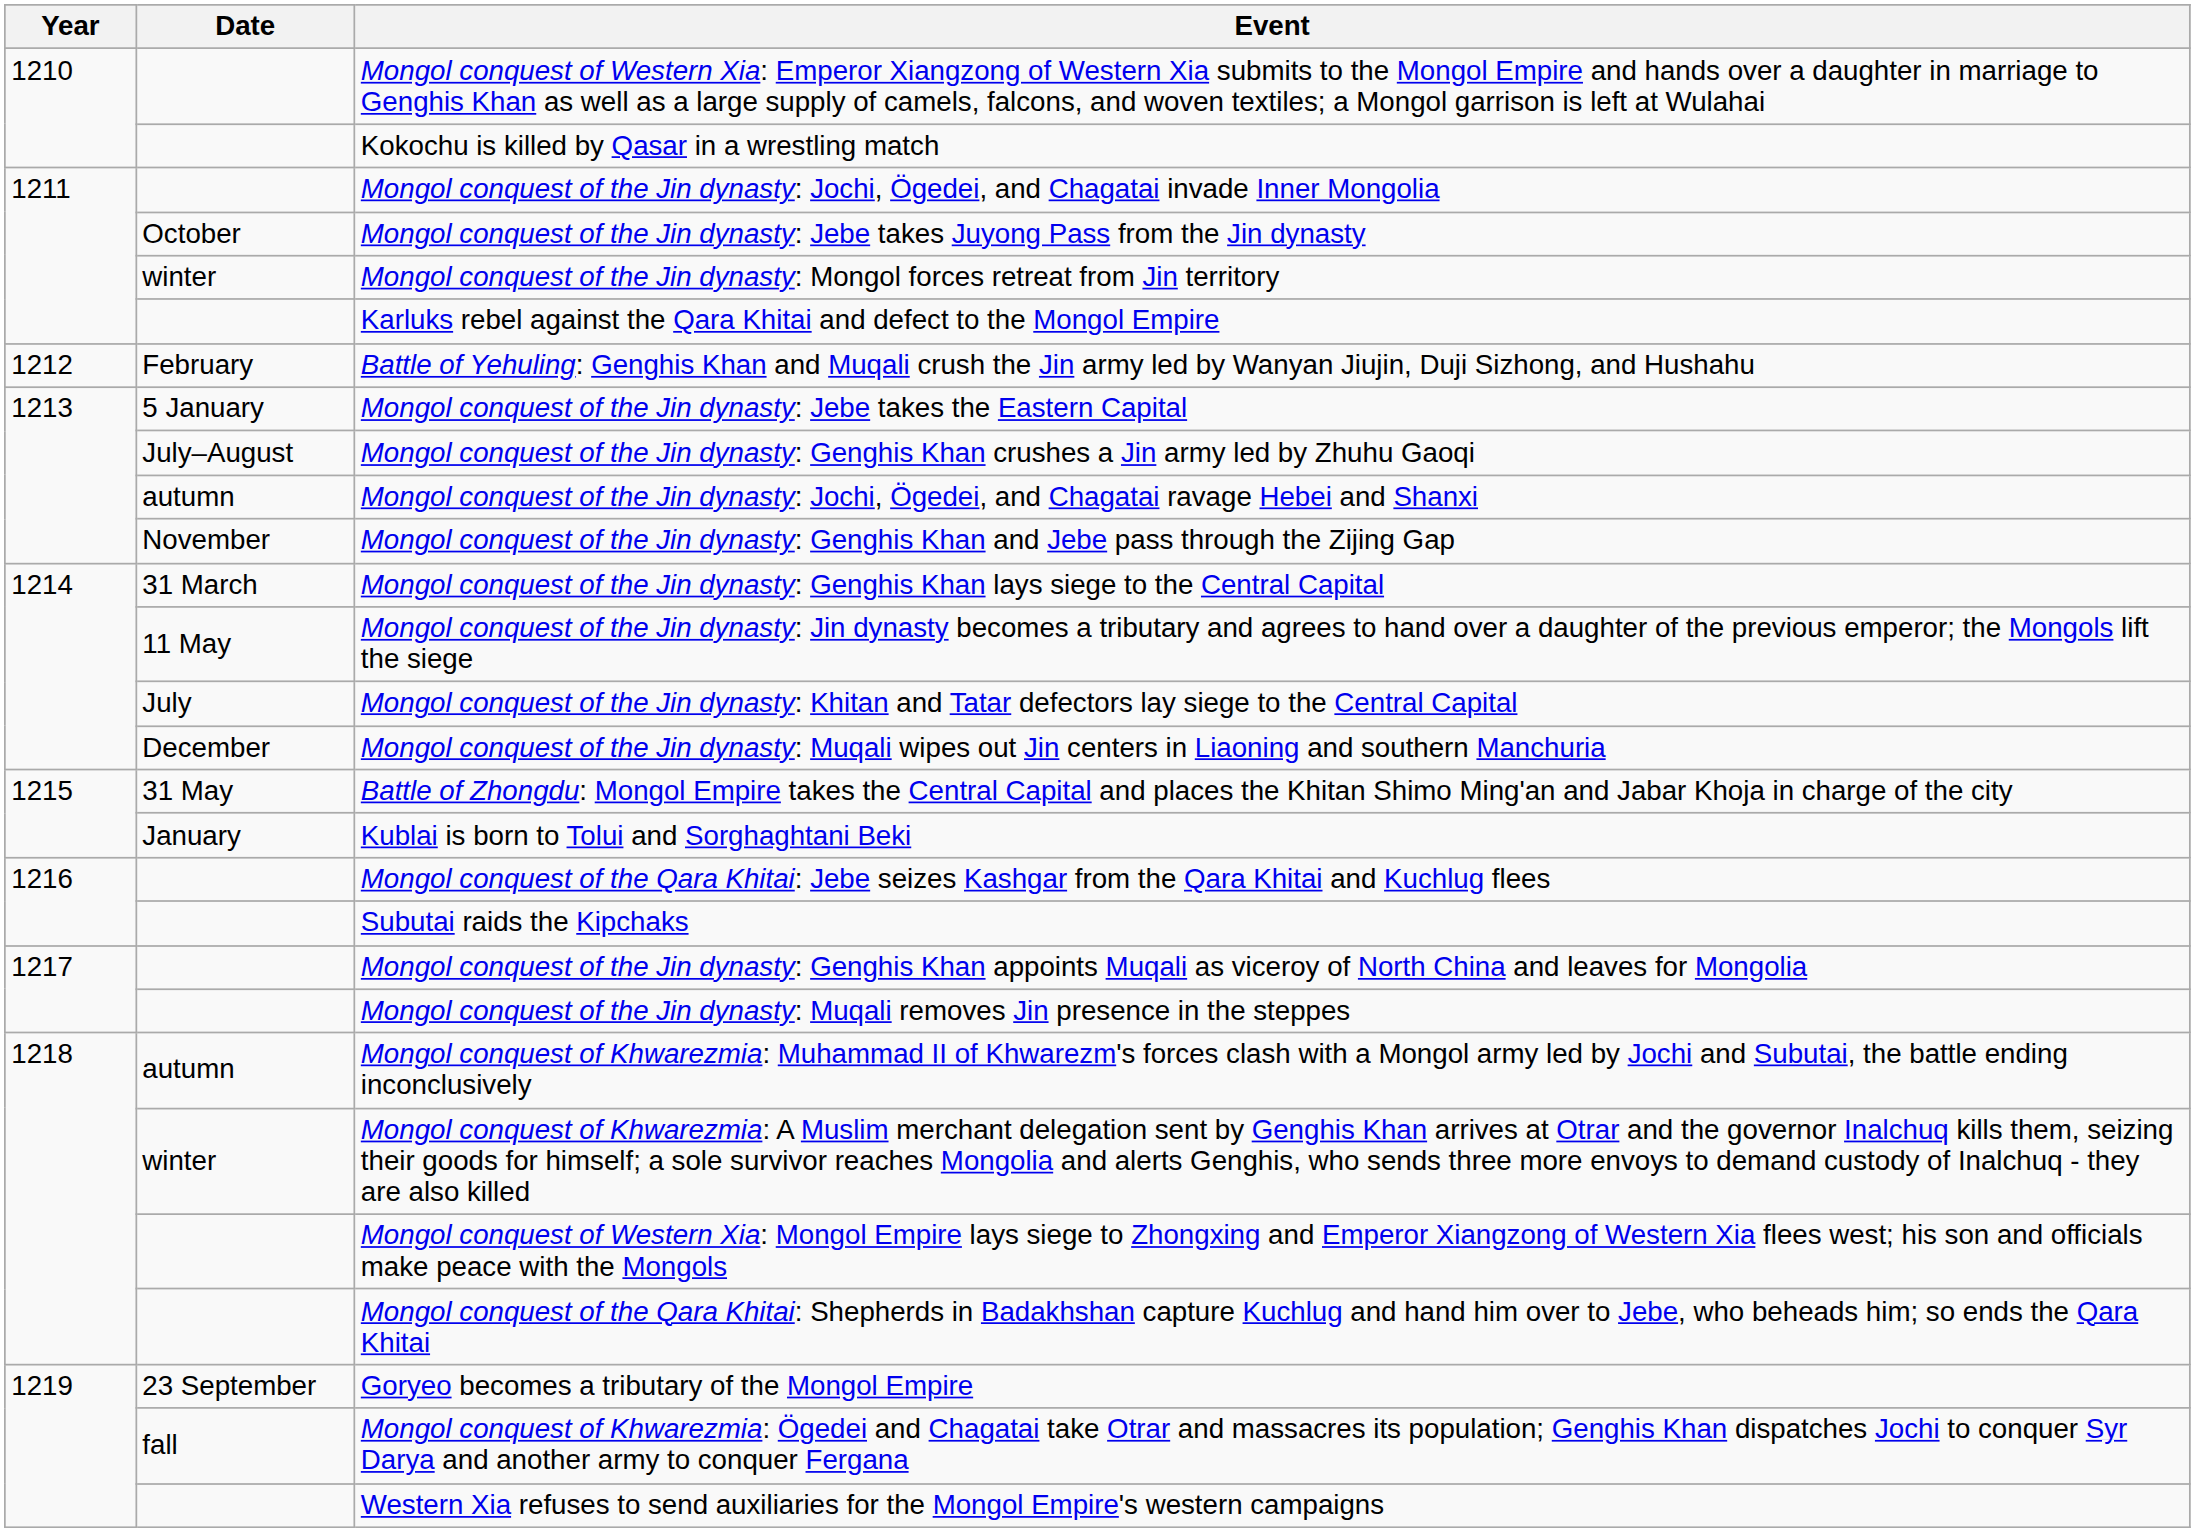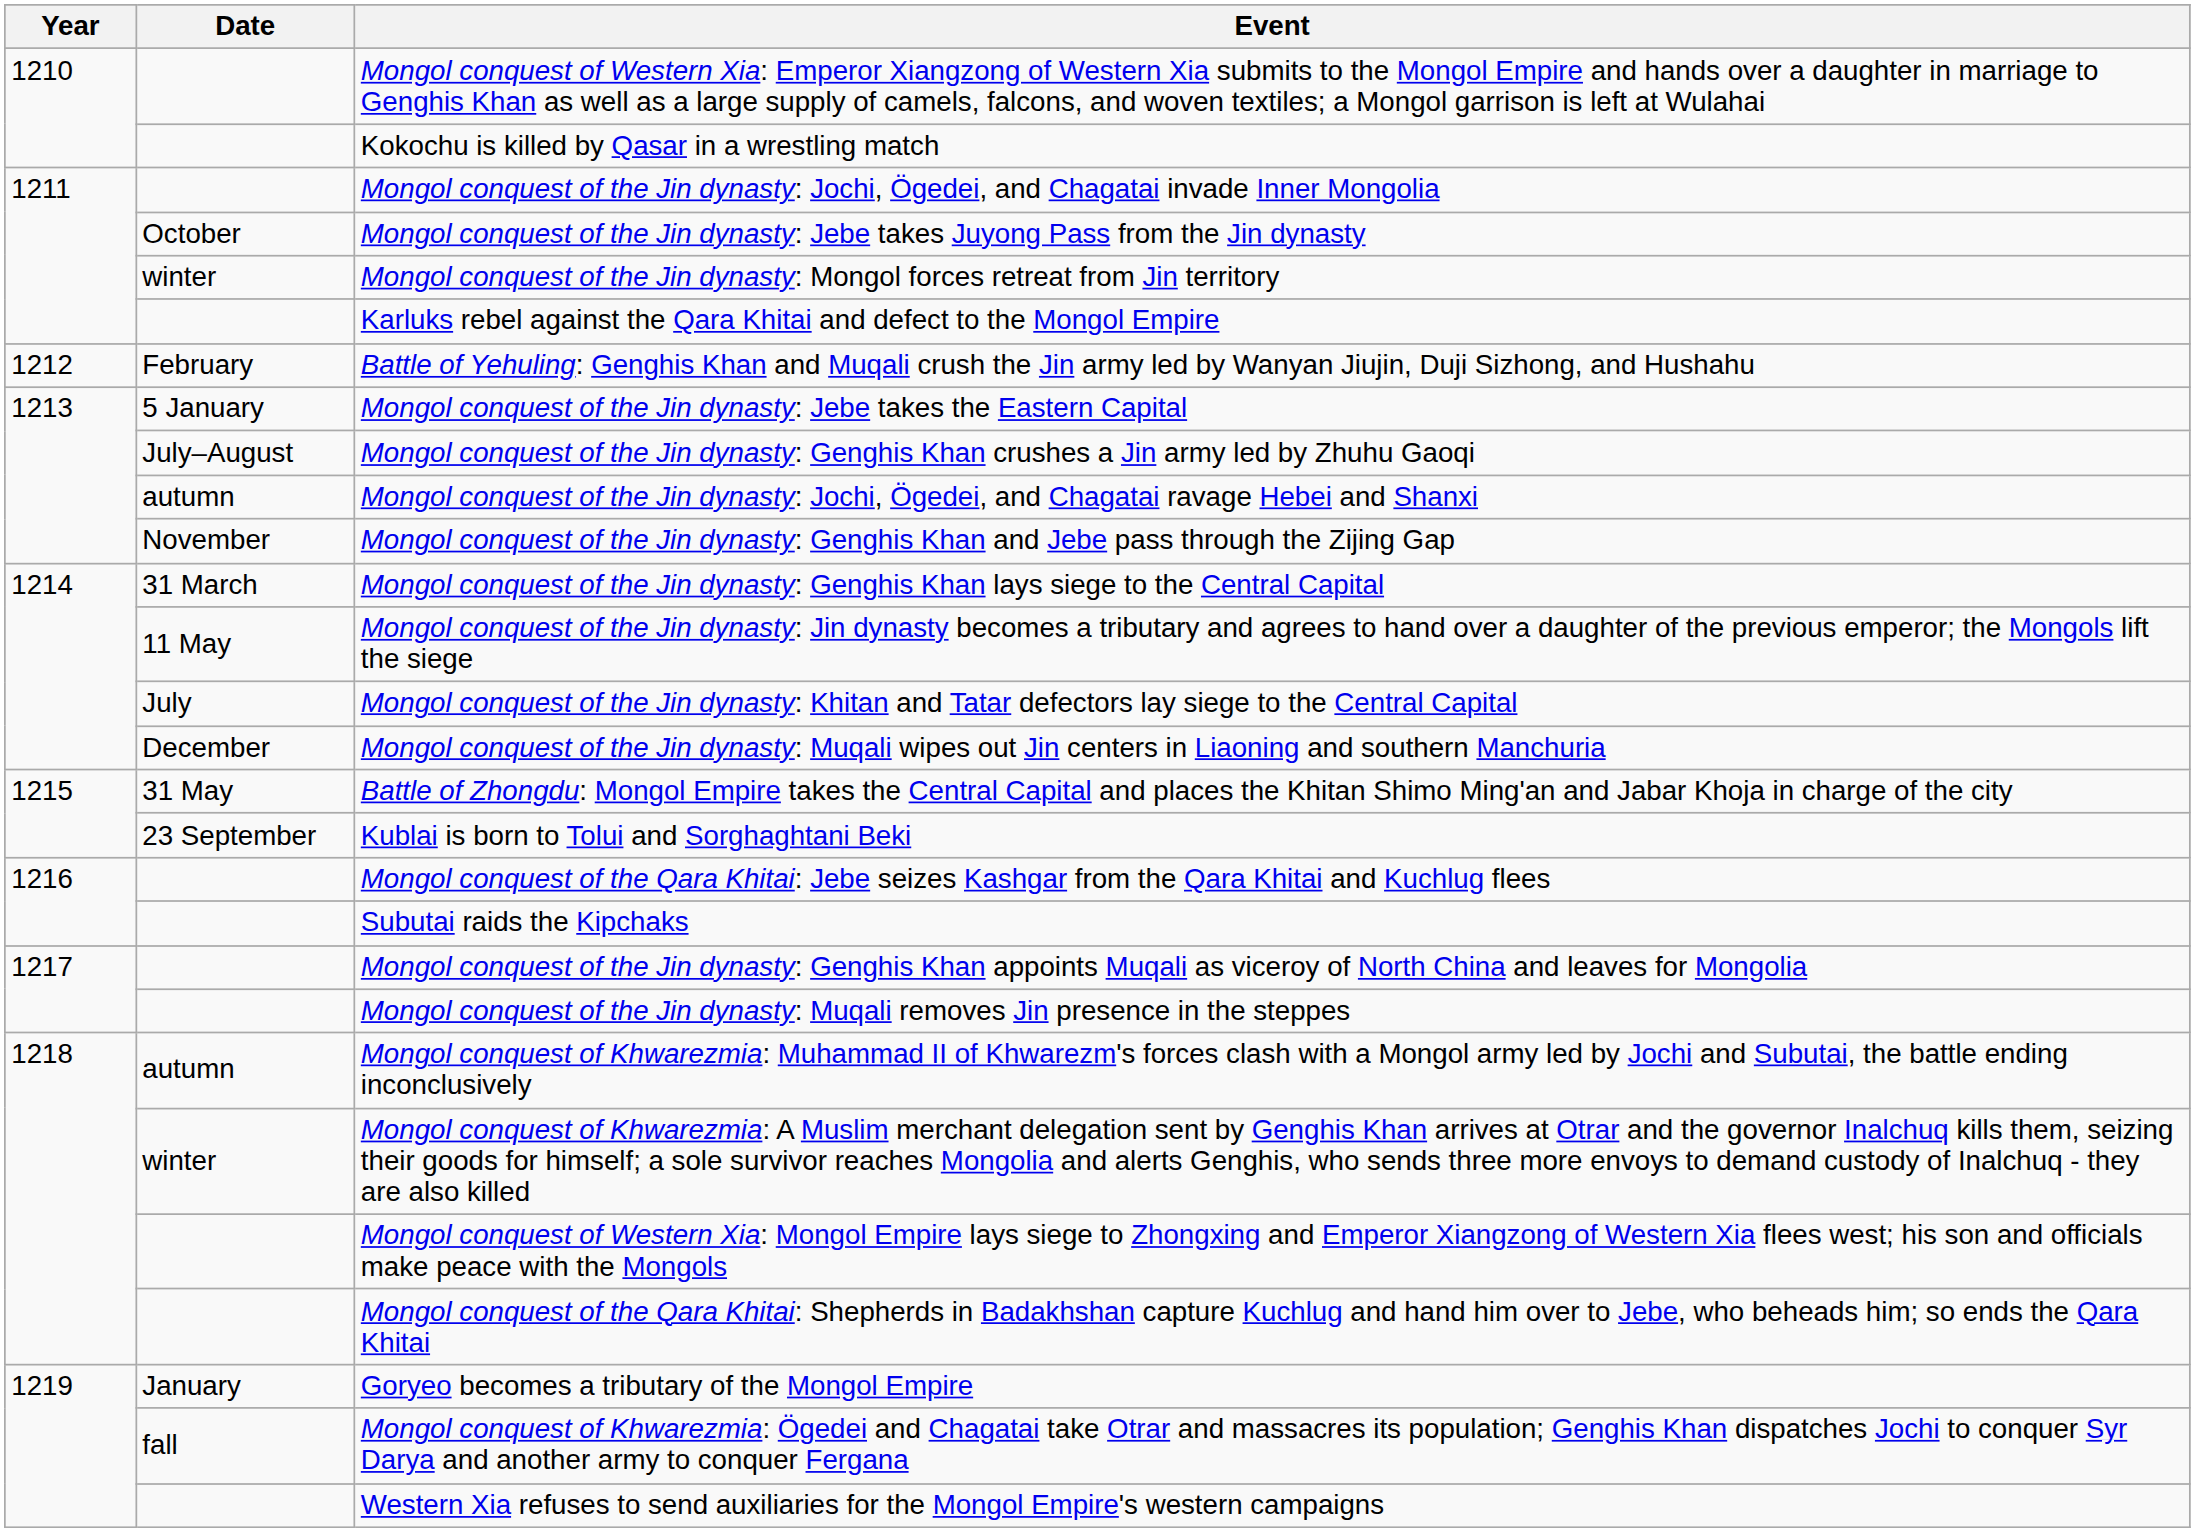(192, 835) January -> (229, 835) 23 September
(229, 1385) 23 September -> (192, 1385) January
